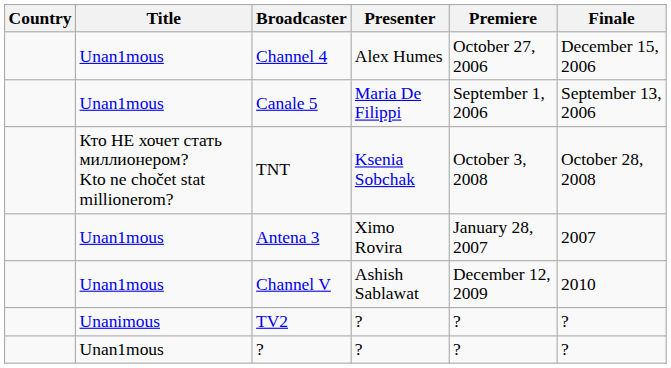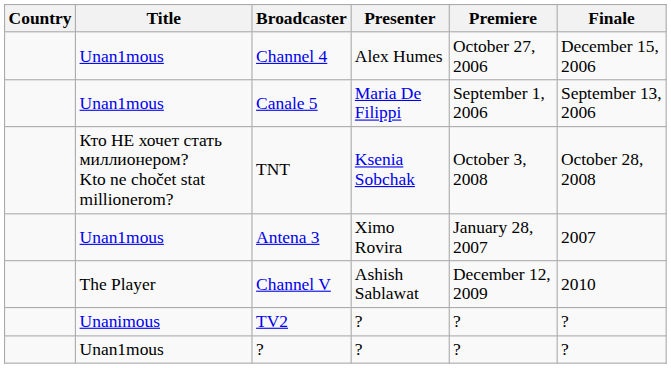(122, 284) Unan1mous -> (118, 284) The Player
